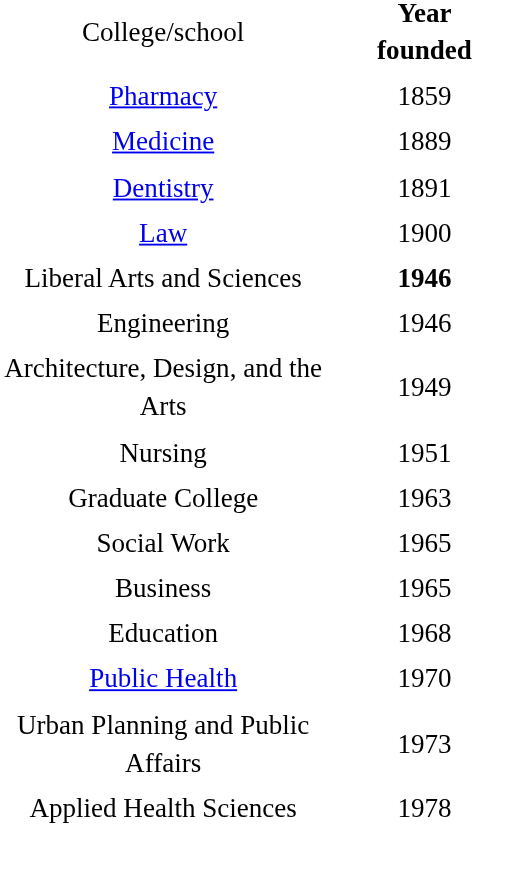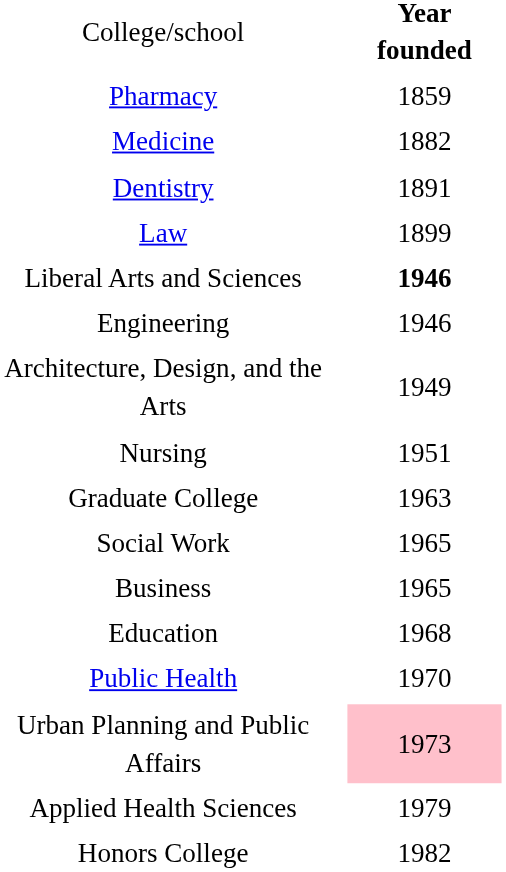(424, 141) 1889 -> (424, 141) 1882
(424, 232) 1900 -> (424, 232) 1899
(424, 743) no background -> (424, 743) pink background
(424, 807) 1978 -> (424, 807) 1979
+ row: (163, 853)
